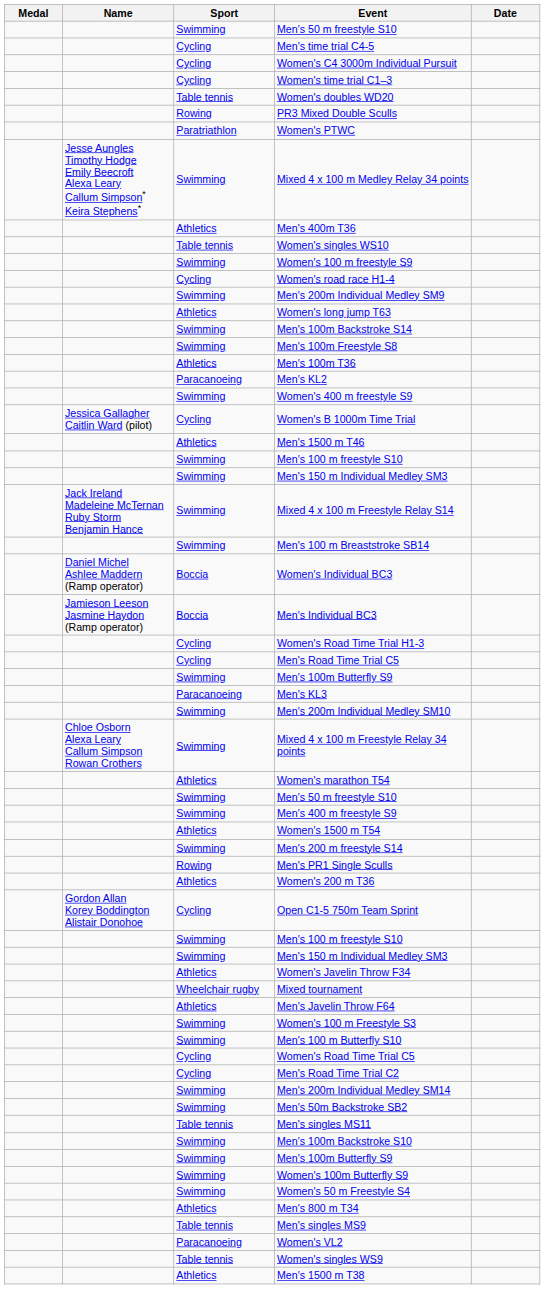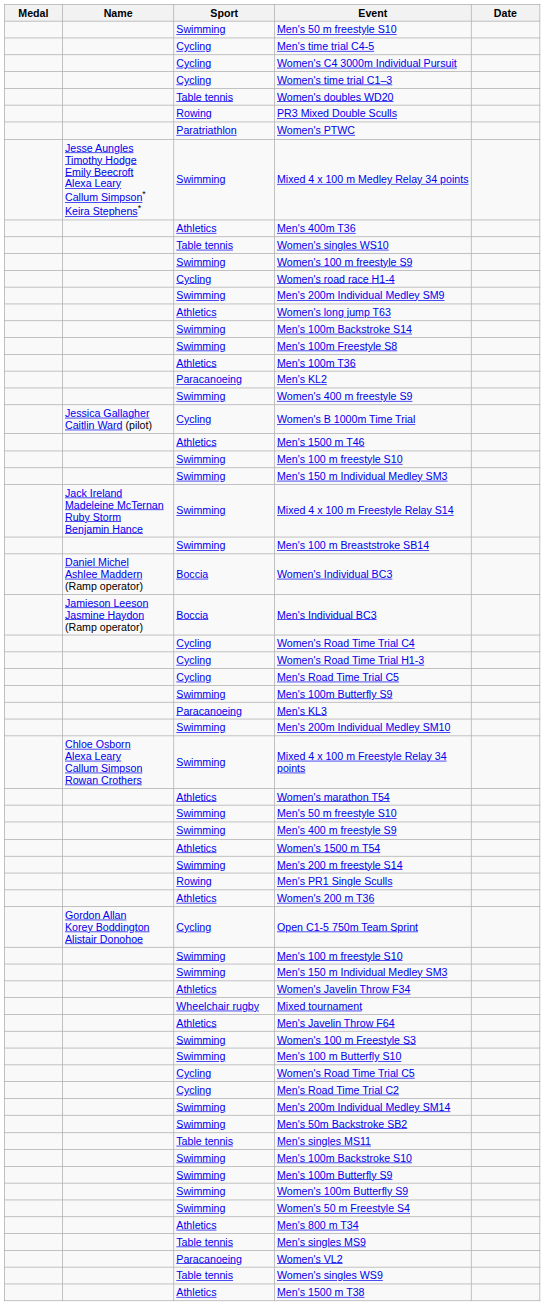+ row: (194, 644)
